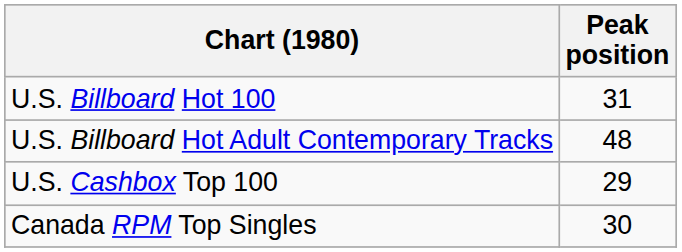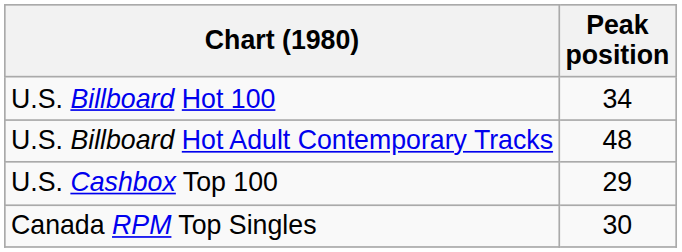(617, 98) 31 -> (617, 98) 34
